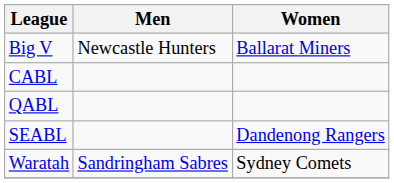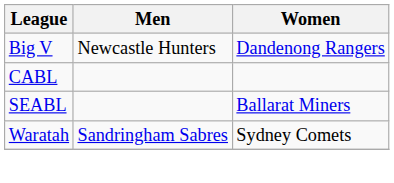(293, 47) Ballarat Miners -> (311, 47) Dandenong Rangers
- row: (34, 105)
(311, 134) Dandenong Rangers -> (293, 105) Ballarat Miners
